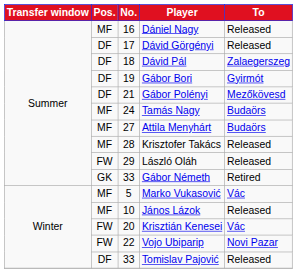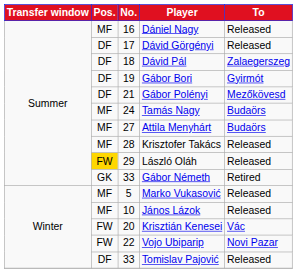(105, 161) no background -> (105, 161) gold background
(236, 194) Vác -> (249, 194) Released
